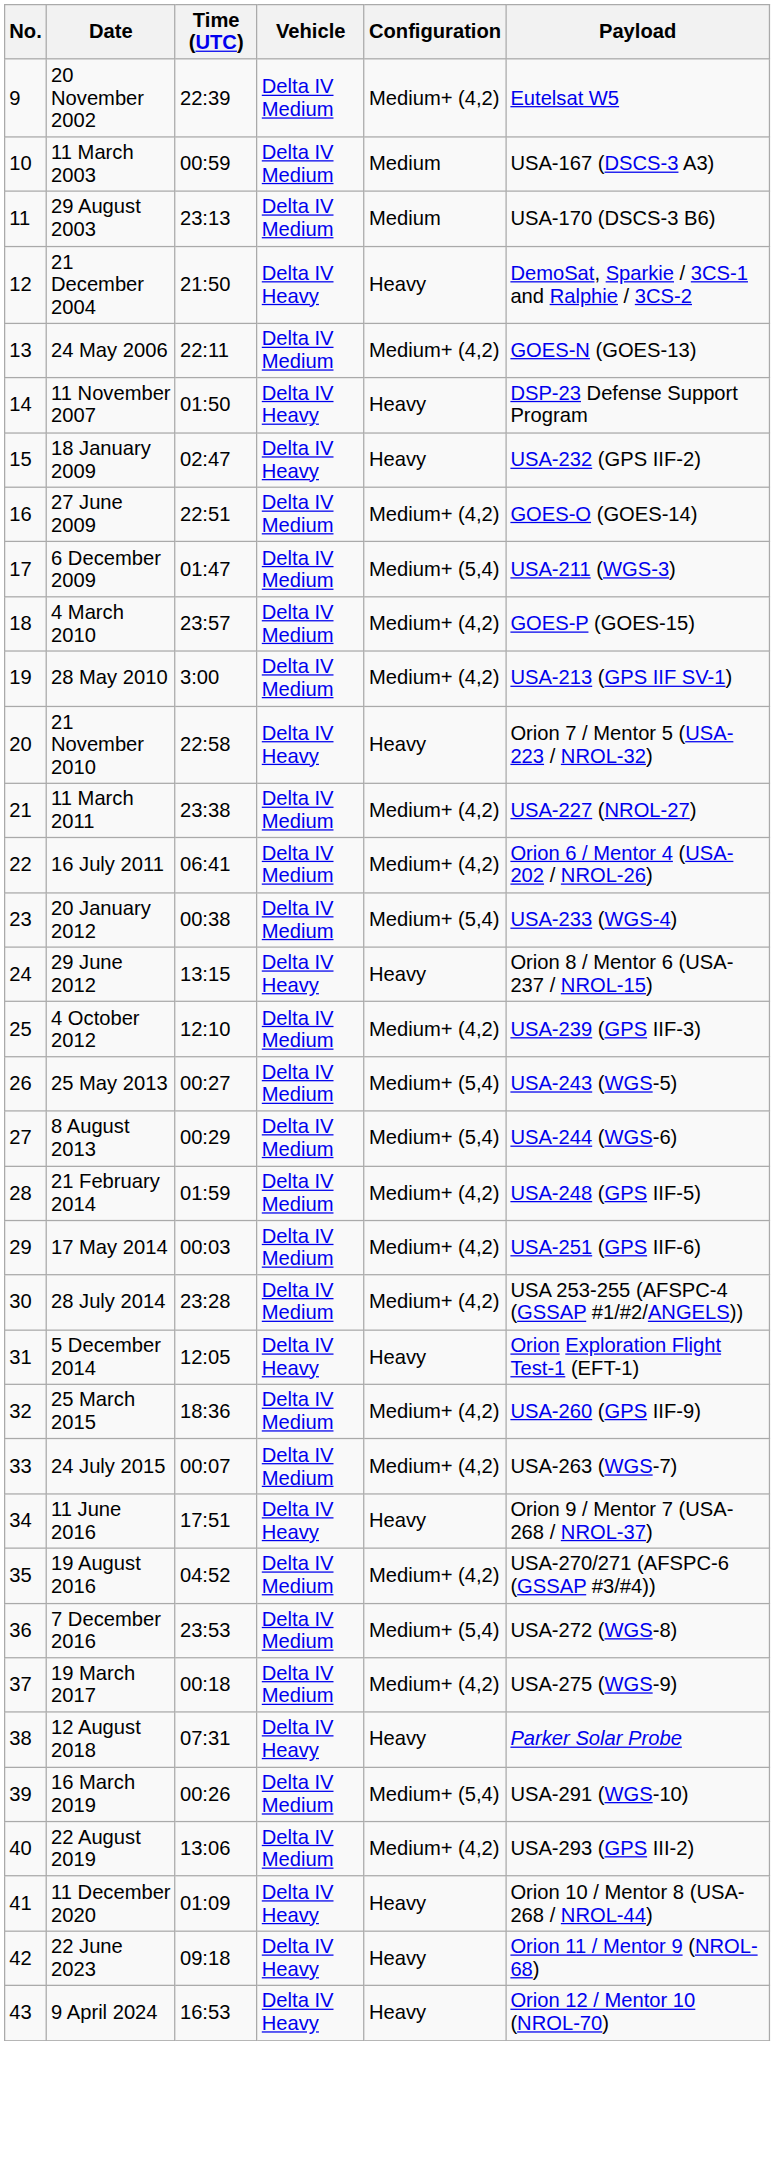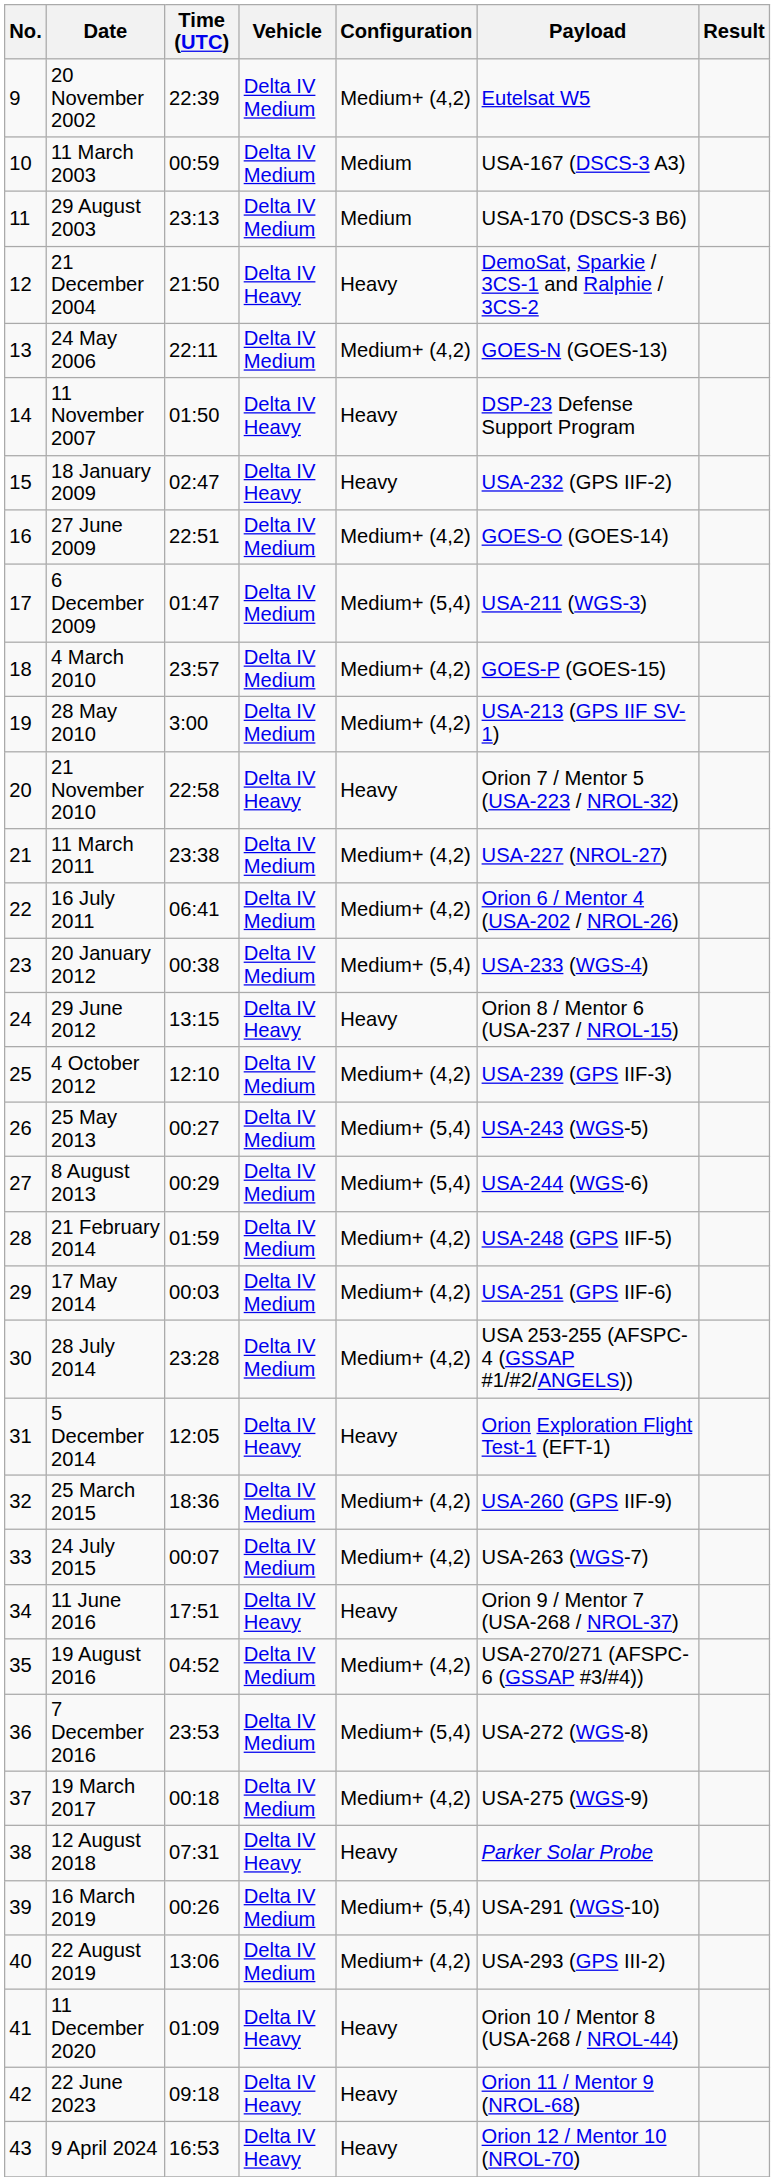+ column: (734, 31)
